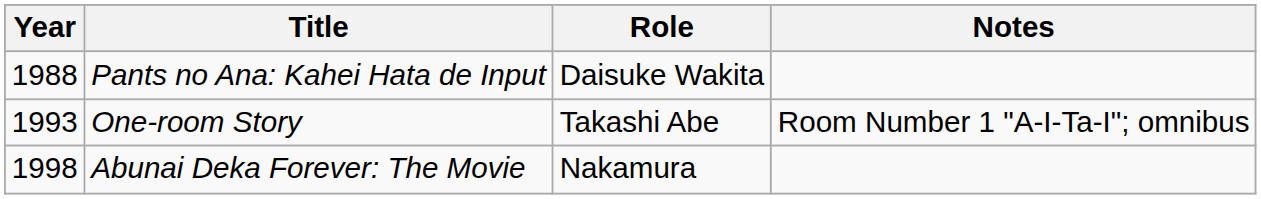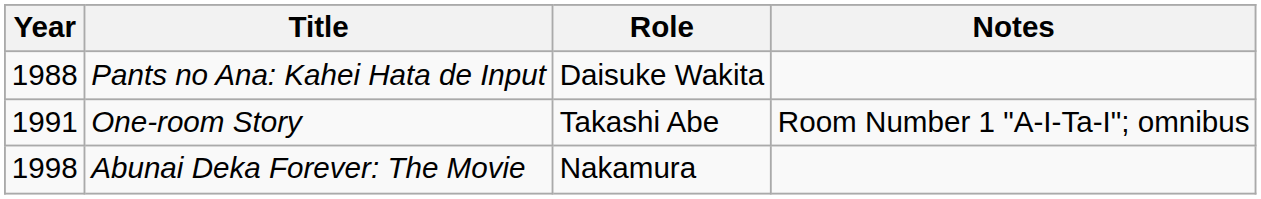(45, 121) 1993 -> (45, 121) 1991
